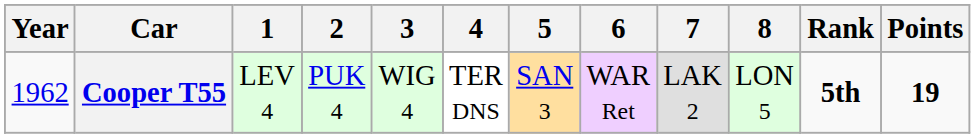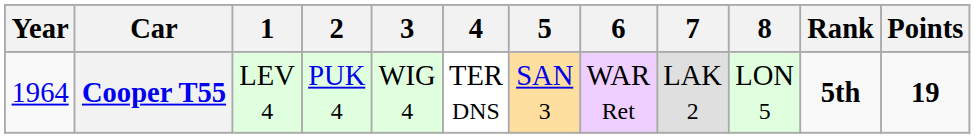(40, 92) 1962 -> (40, 92) 1964
